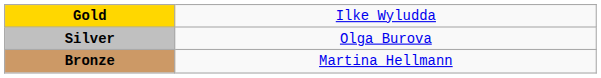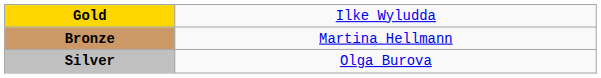rows swapped: (90, 39) <-> (90, 61)
